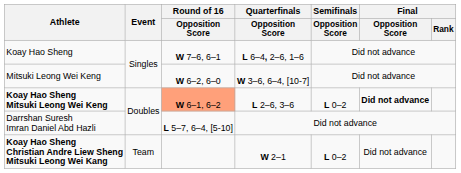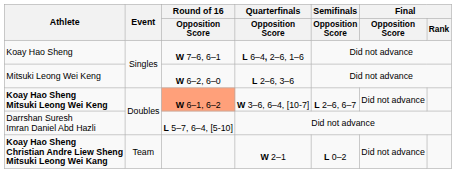(273, 81) W 3–6, 6–4, [10-7] -> (273, 81) L 2–6, 3–6
(273, 105) L 2–6, 3–6 -> (273, 105) W 3–6, 6–4, [10-7]
(335, 105) L 0–2 -> (335, 105) L 2–6, 6–7
(395, 100) bold -> (393, 100) normal
